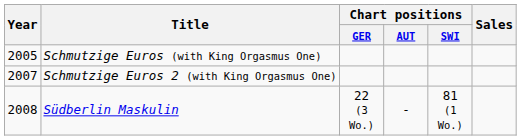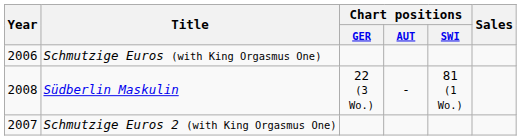(22, 55) 2005 -> (22, 55) 2006
rows swapped: (190, 76) <-> (111, 110)
